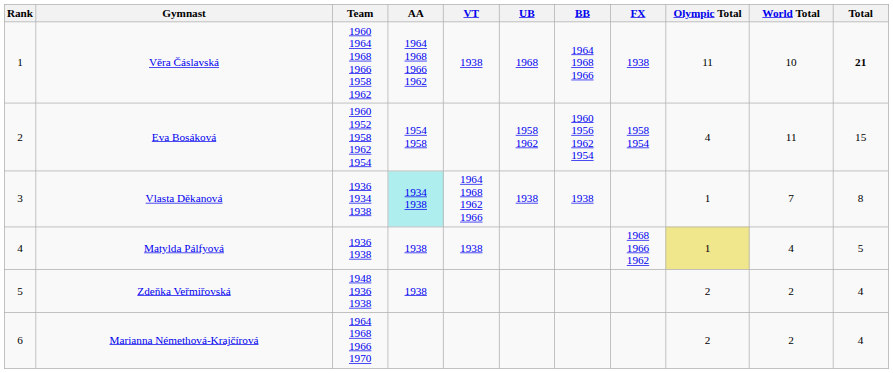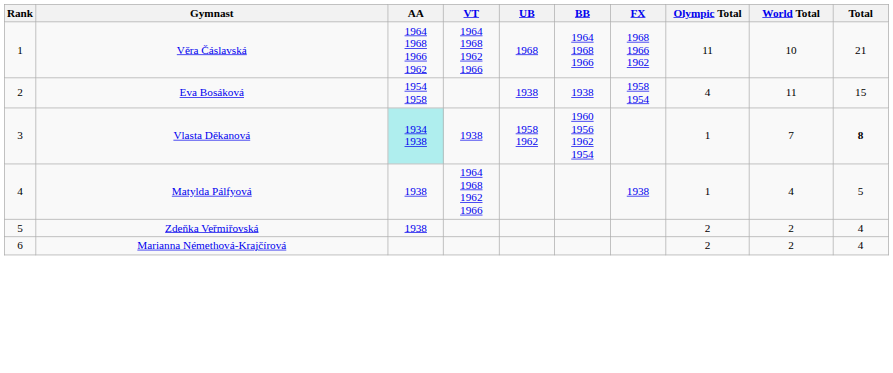- column: (360, 13)
(471, 62) 1938 -> (471, 50) 1964 1968 1962 1966
(638, 62) 1938 -> (638, 50) 1968 1966 1962
(861, 62) bold -> (861, 50) normal
(527, 137) 1958 1962 -> (527, 93) 1938
(582, 137) 1960 1956 1962 1954 -> (582, 93) 1938
(471, 198) 1964 1968 1962 1966 -> (471, 135) 1938
(527, 198) 1938 -> (527, 135) 1958 1962
(582, 198) 1938 -> (582, 135) 1960 1956 1962 1954
(861, 198) normal -> (861, 135) bold
(471, 248) 1938 -> (471, 191) 1964 1968 1962 1966
(638, 248) 1968 1966 1962 -> (638, 191) 1938
(708, 248) khaki background -> (708, 191) no background
